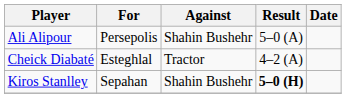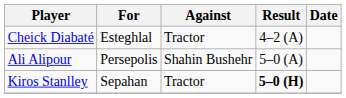rows swapped: (40, 37) <-> (51, 59)
(208, 81) Shahin Bushehr -> (184, 81) Tractor
